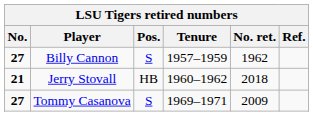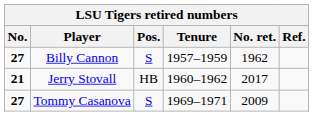(255, 79) 2018 -> (255, 79) 2017
